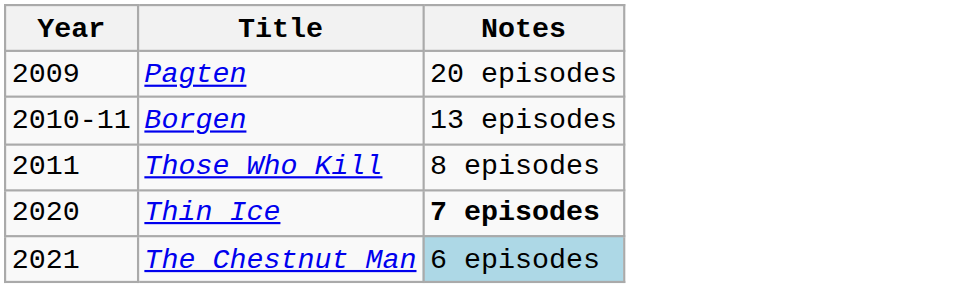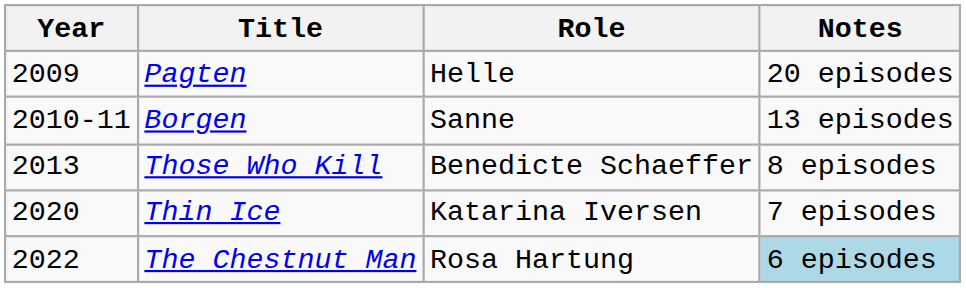+ column: (592, 28)
(46, 167) 2011 -> (46, 167) 2013
(515, 213) bold -> (852, 213) normal
(46, 259) 2021 -> (46, 259) 2022
